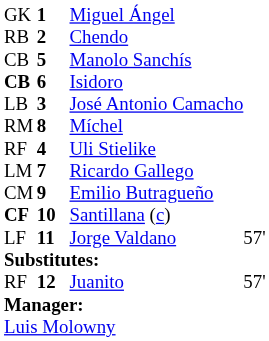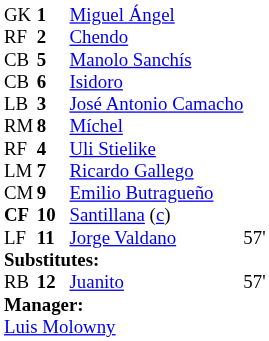(17, 37) RB -> (16, 37) RF
(17, 81) bold -> (17, 81) normal
(16, 282) RF -> (17, 282) RB
